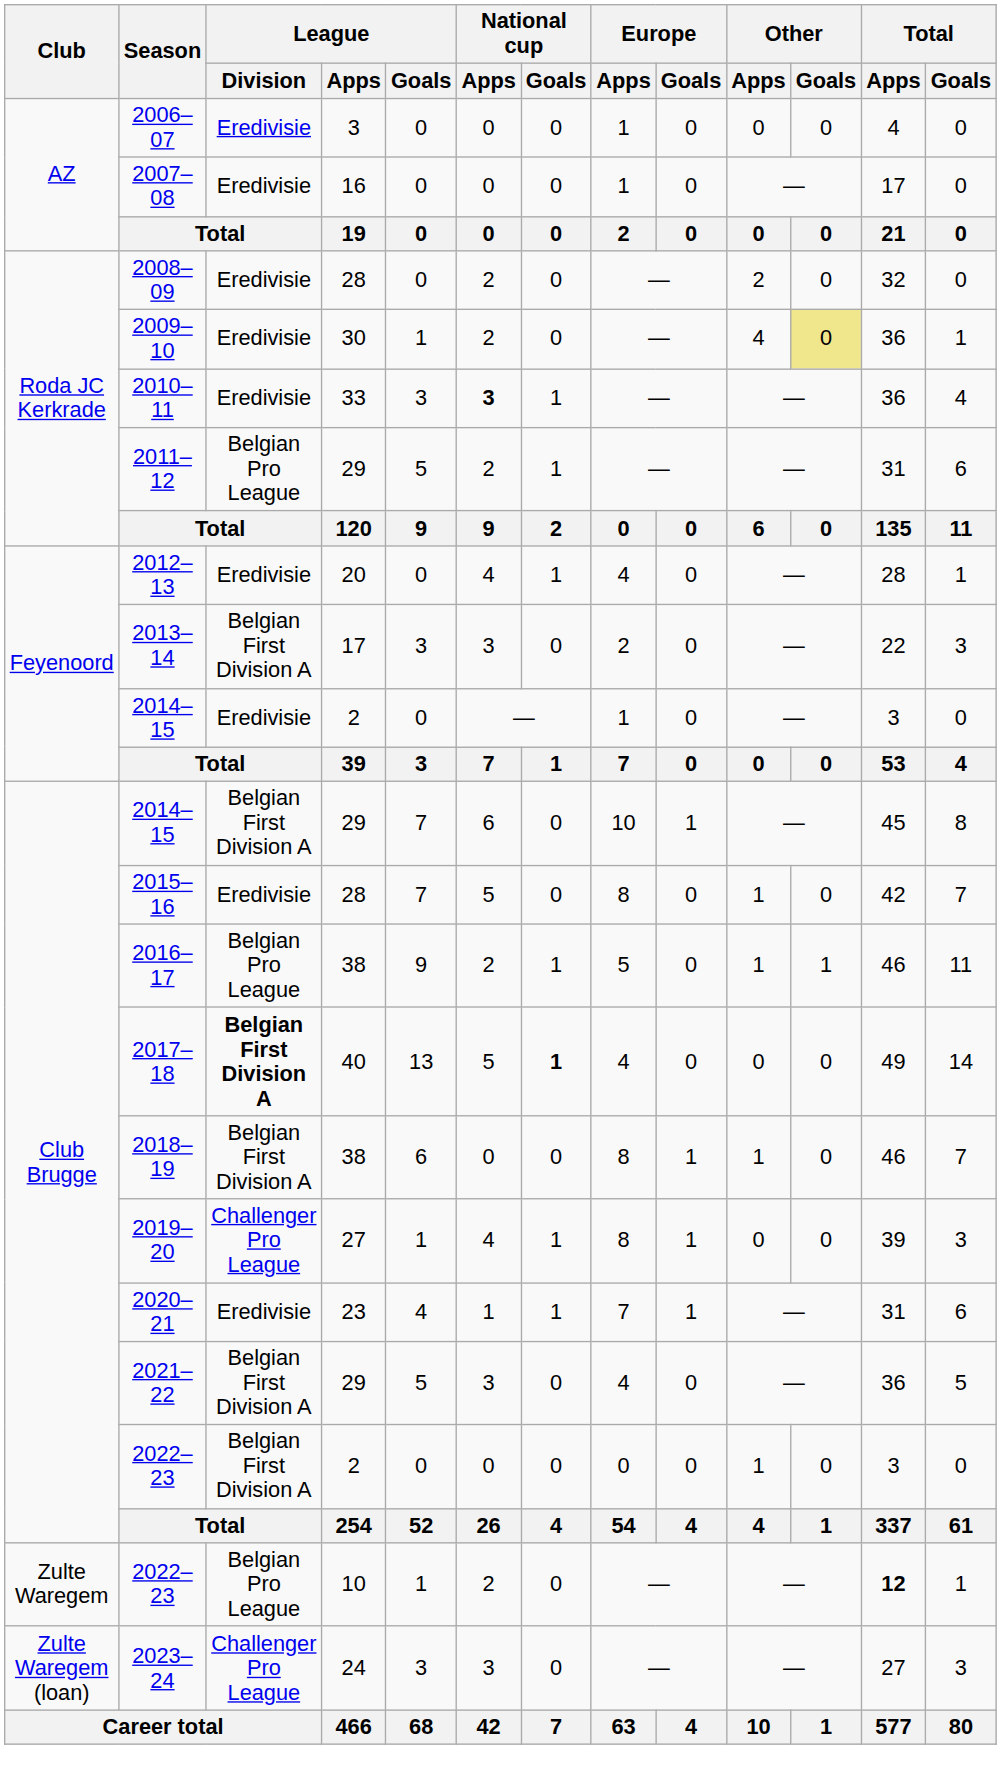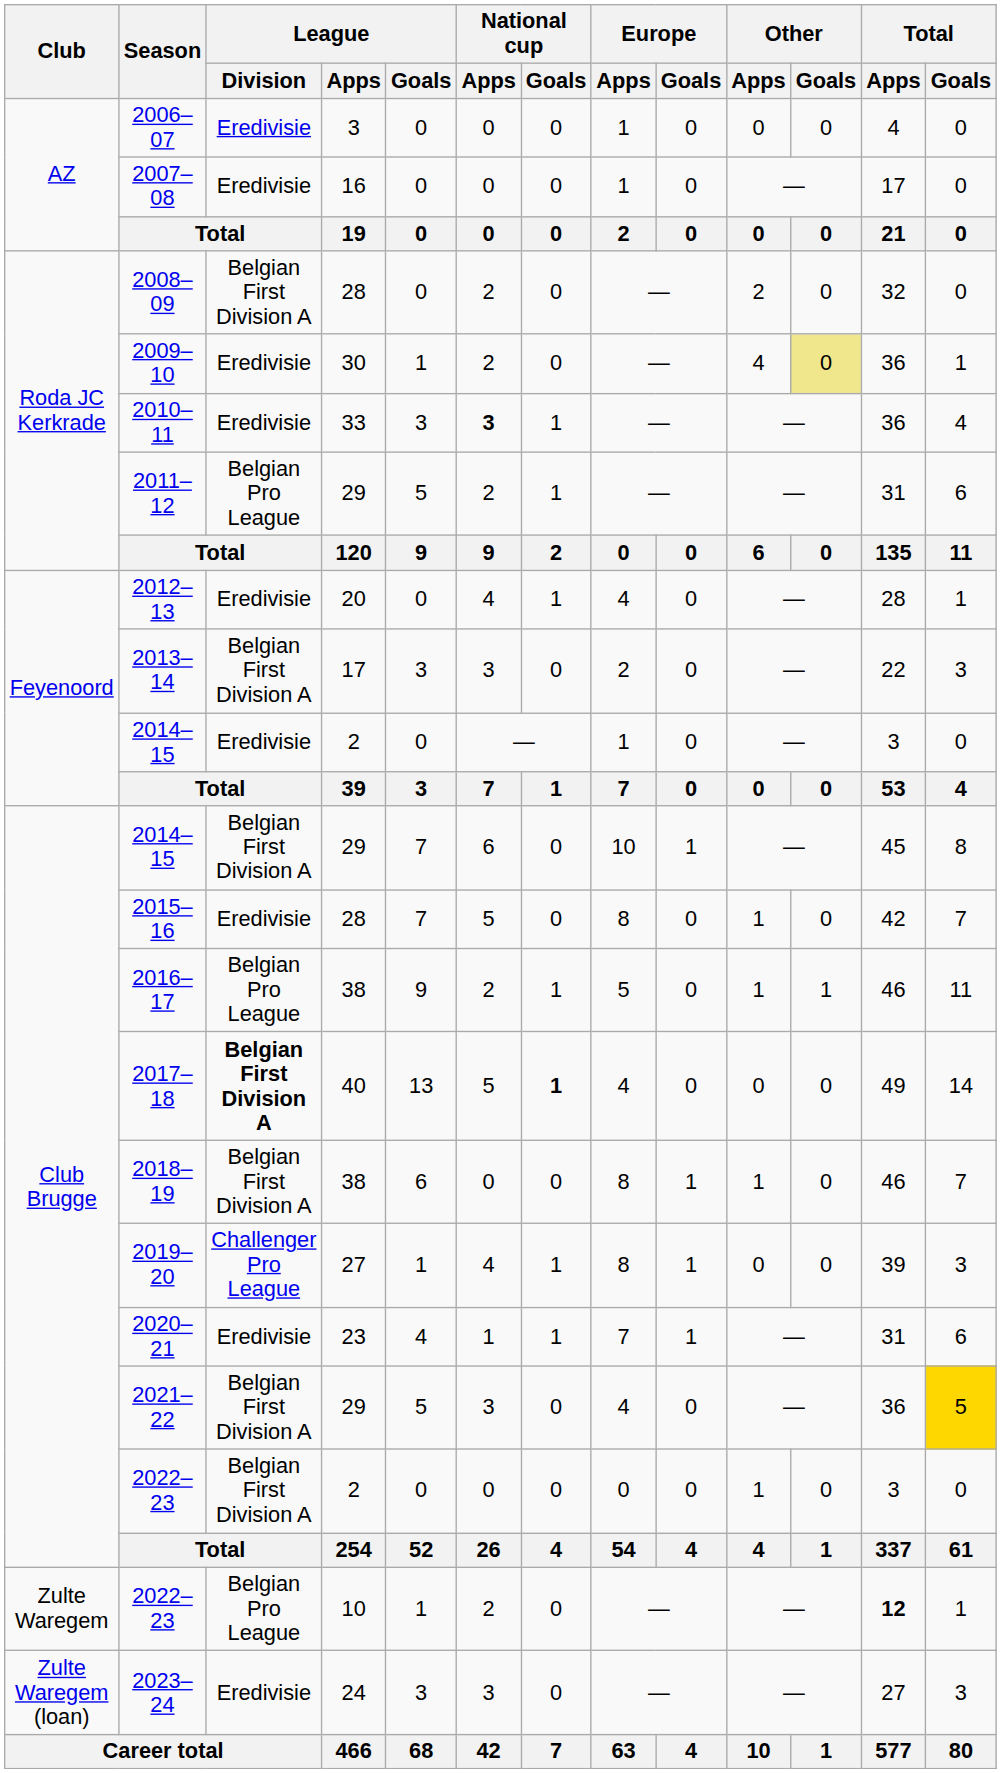(264, 279) Eredivisie -> (264, 292) Belgian First Division A
(961, 1382) no background -> (961, 1407) gold background
(264, 1667) Challenger Pro League -> (264, 1692) Eredivisie
